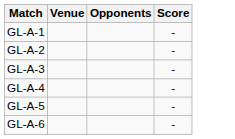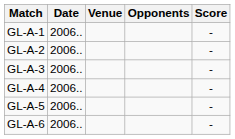+ column: (66, 13)
